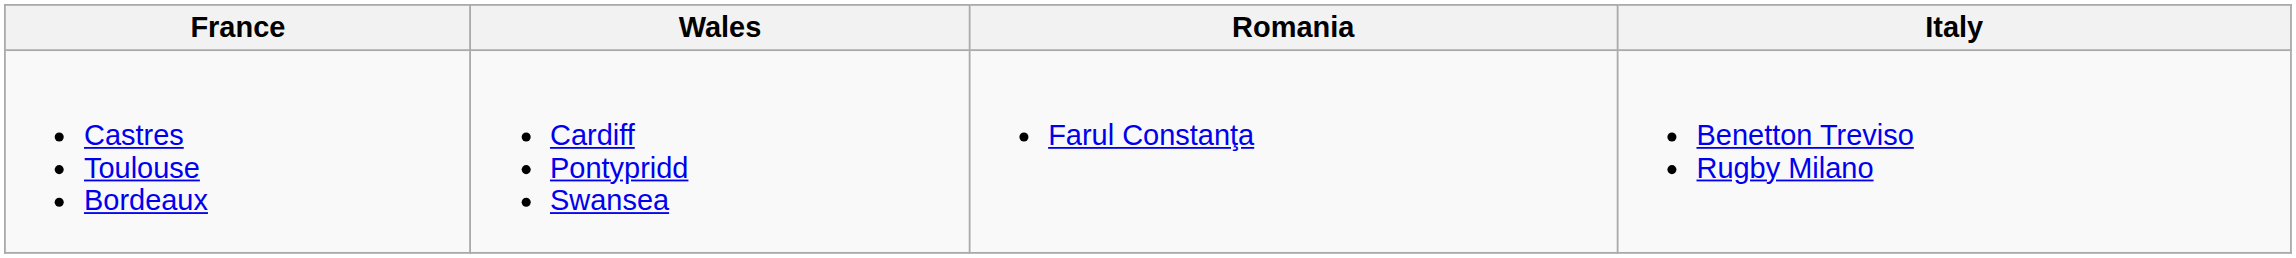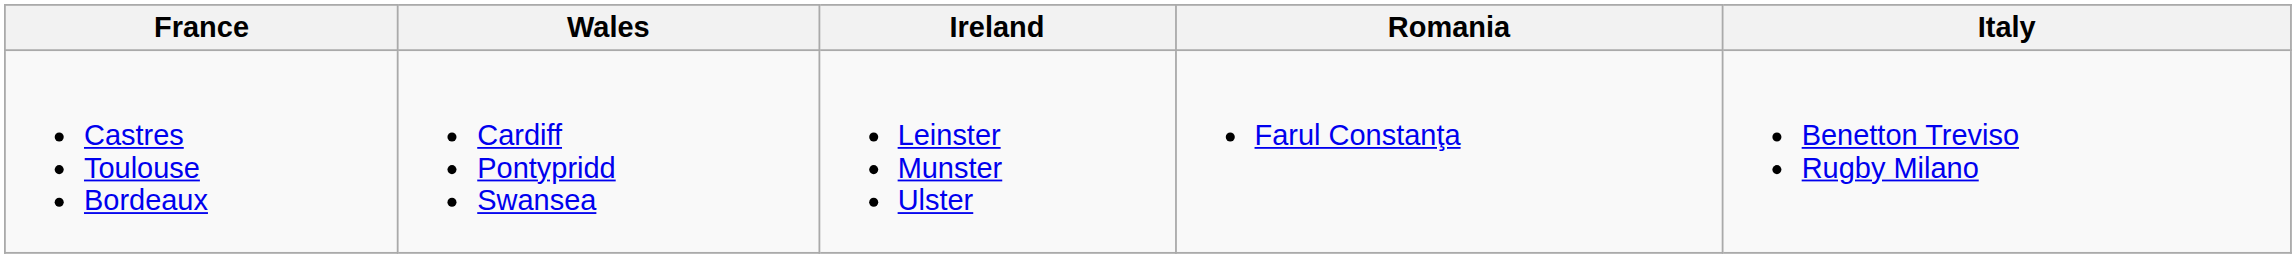+ column: (997, 27)
